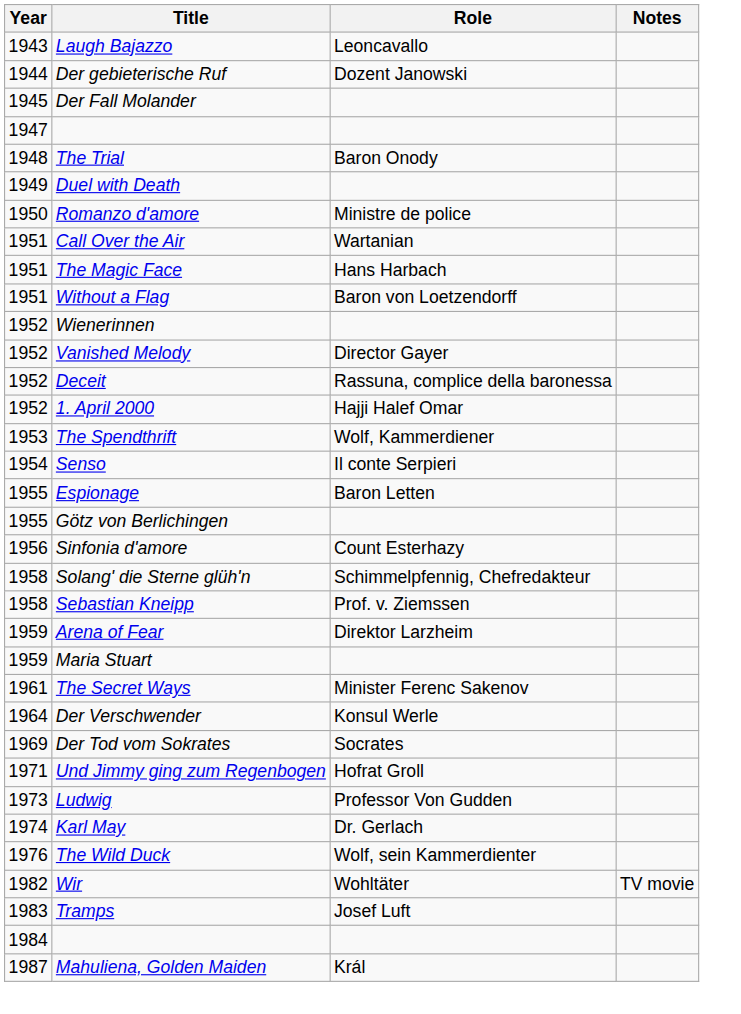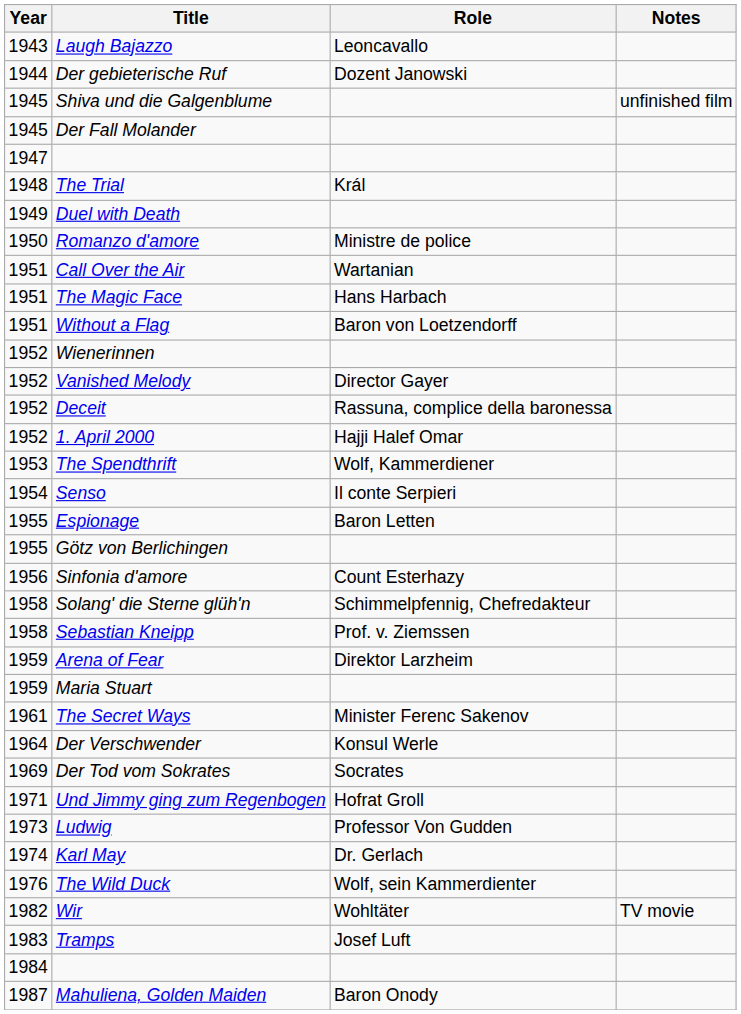+ row: (28, 102)
(386, 158) Baron Onody -> (350, 185) Král
(350, 967) Král -> (386, 995) Baron Onody
